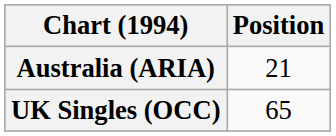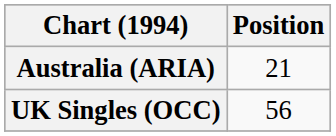(278, 109) 65 -> (278, 109) 56
